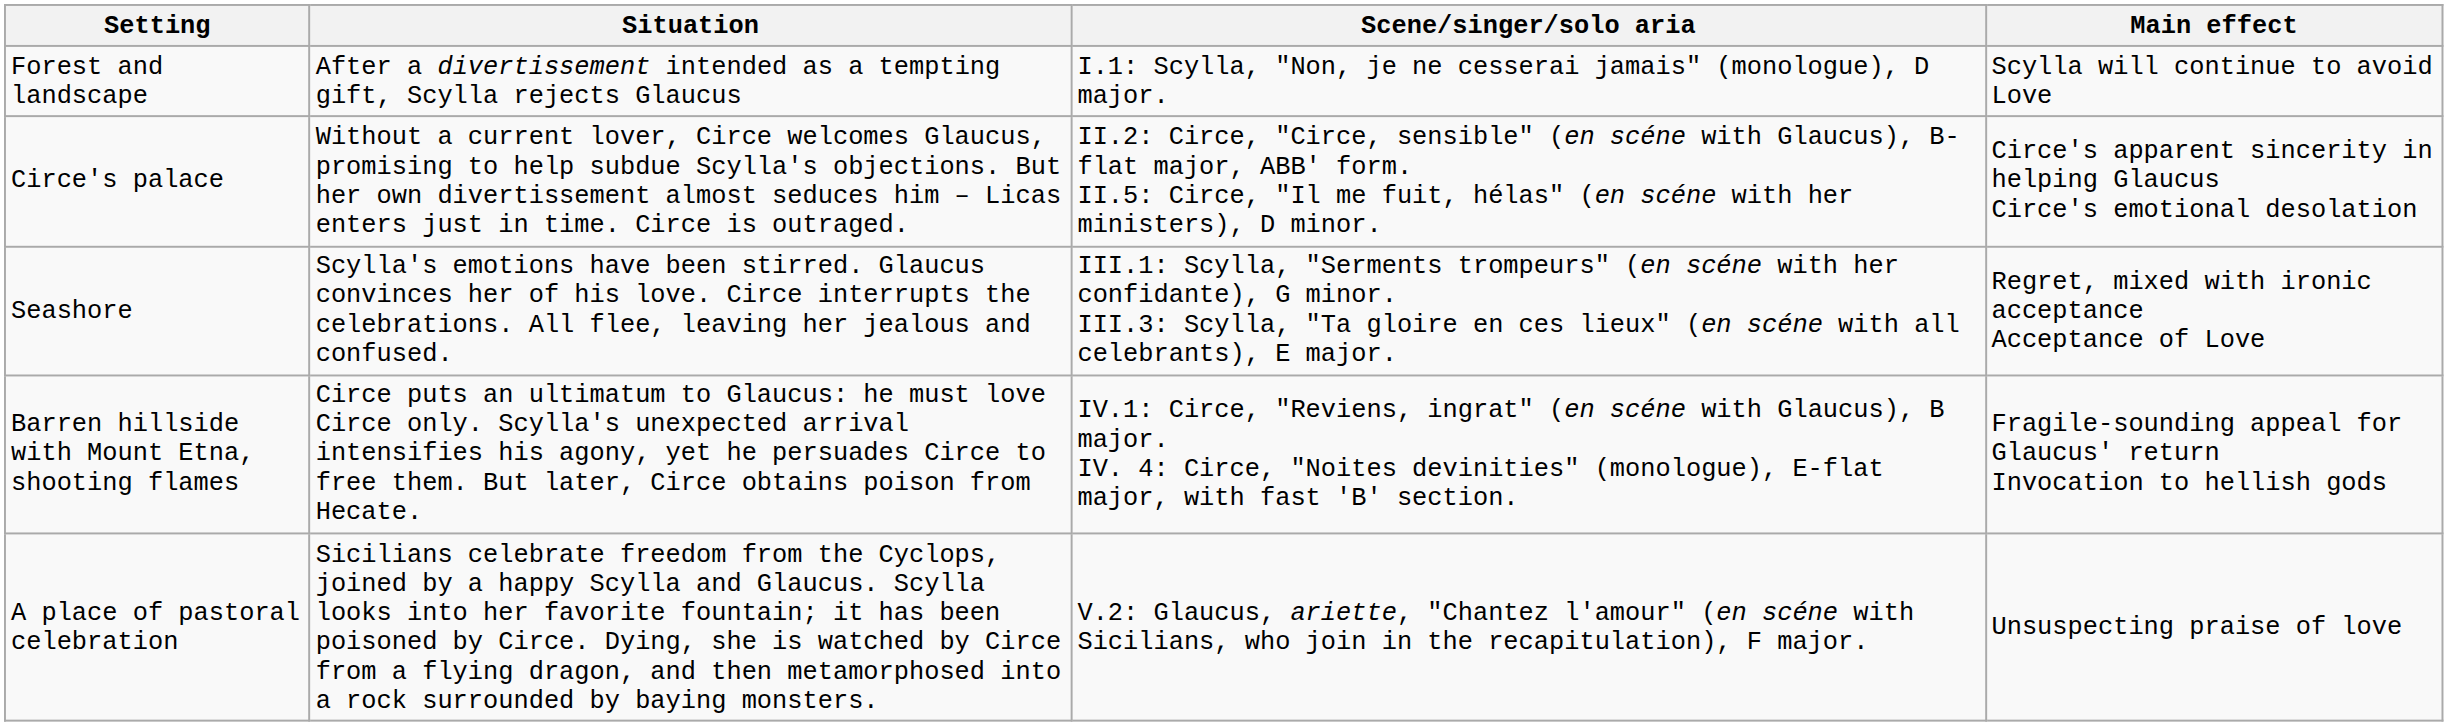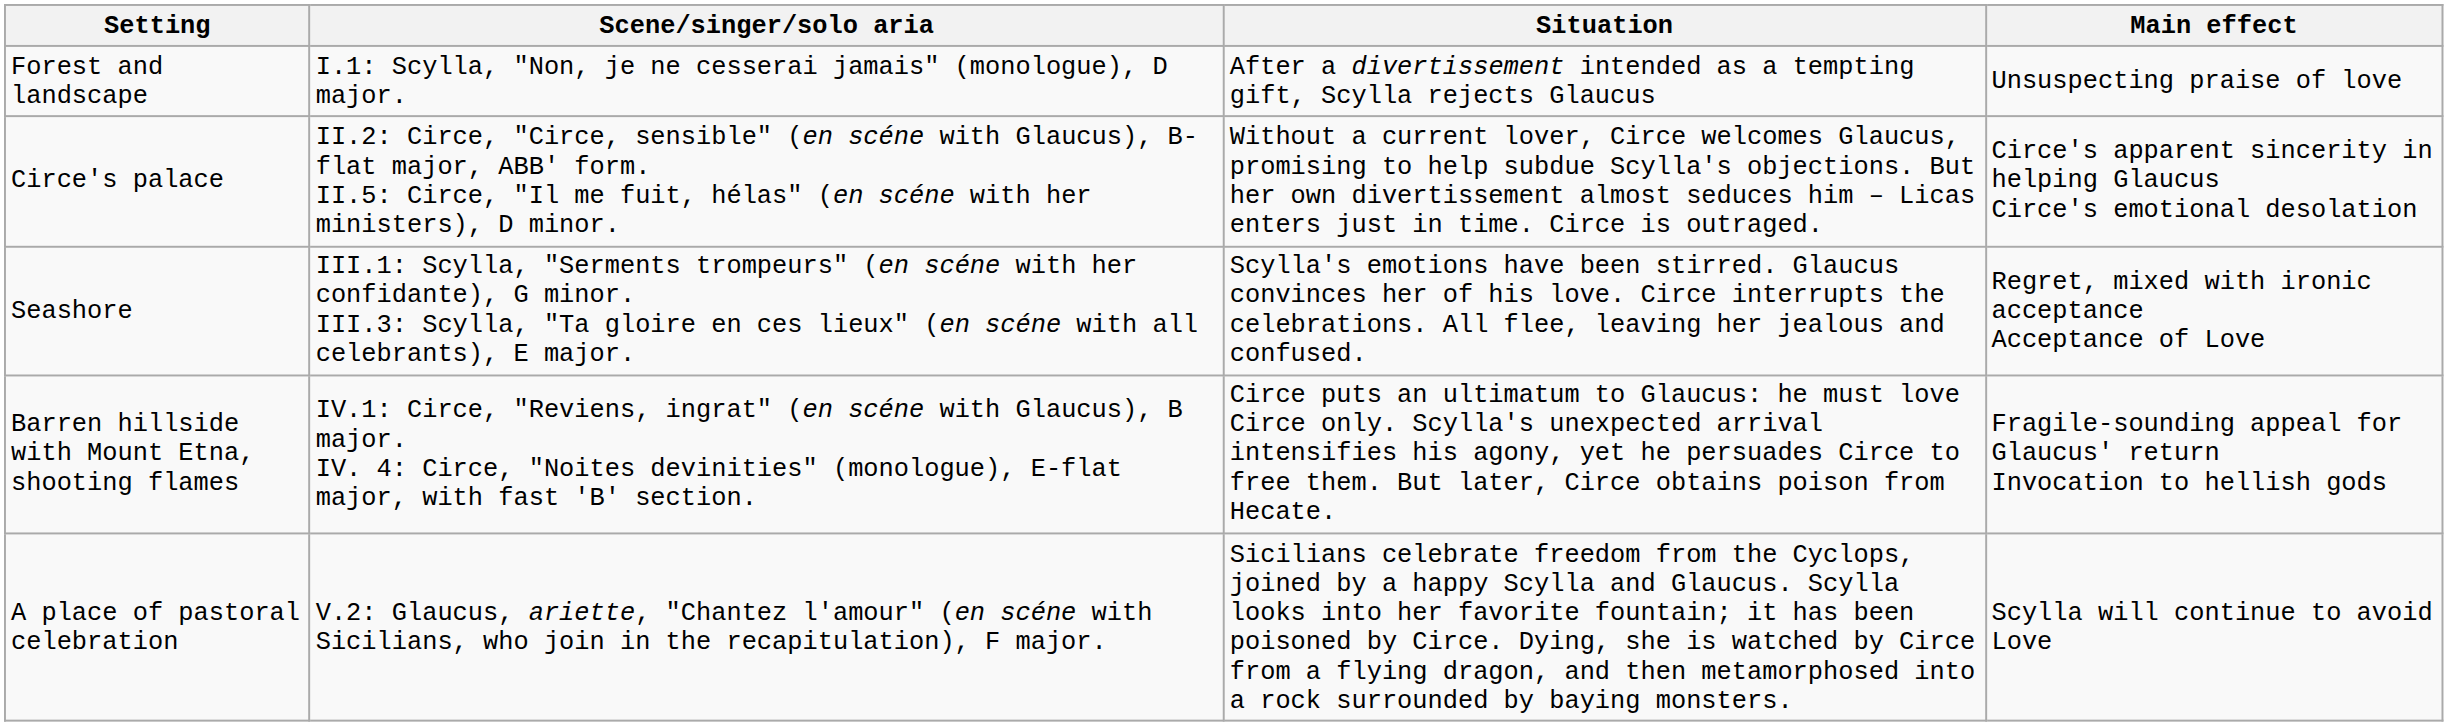columns swapped: (691, 26) <-> (1528, 26)
(2212, 82) Scylla will continue to avoid Love -> (2197, 82) Unsuspecting praise of love
(2197, 627) Unsuspecting praise of love -> (2212, 627) Scylla will continue to avoid Love
